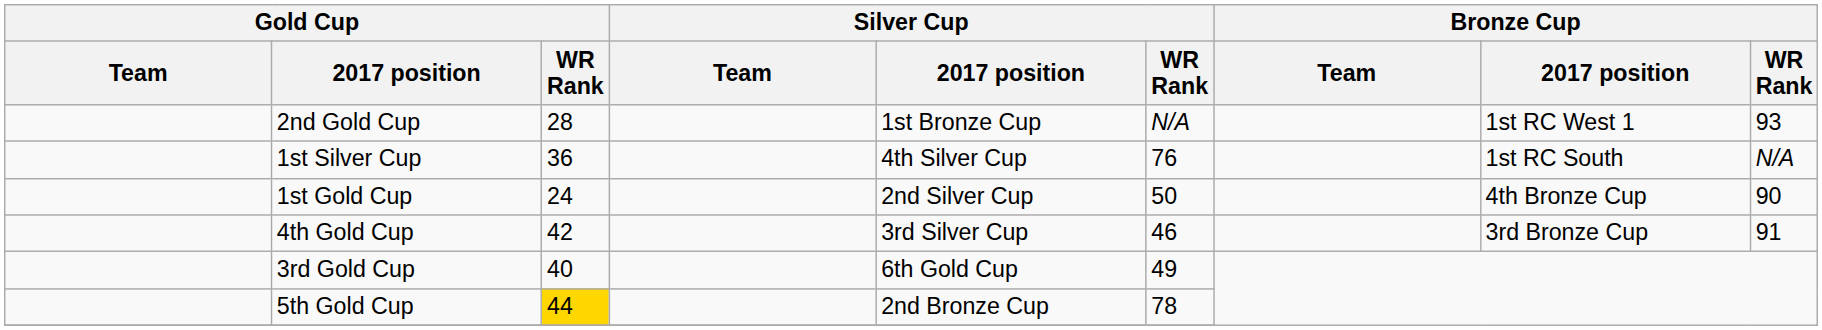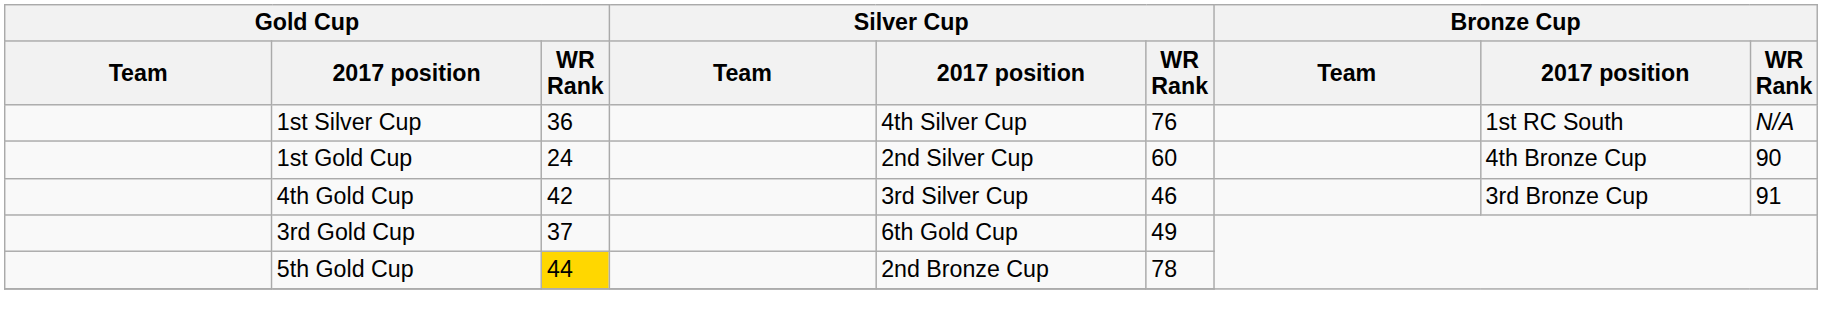- row: (348, 122)
(1164, 196) 50 -> (1164, 159) 60
(560, 269) 40 -> (560, 232) 37
